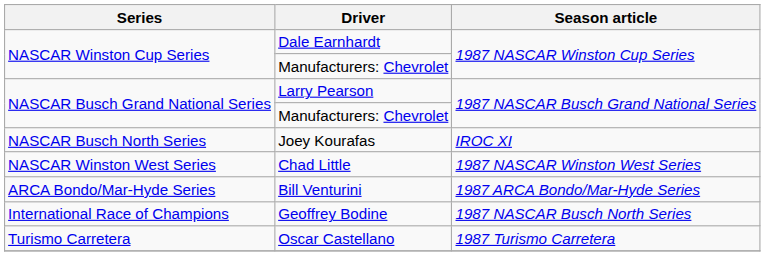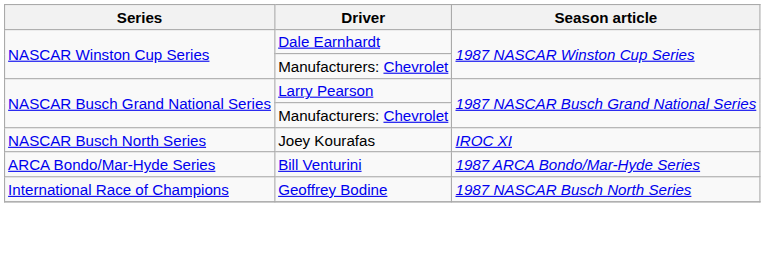- row: (112, 164)
- row: (69, 238)
